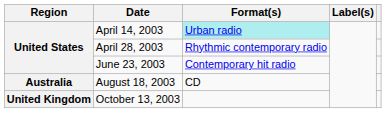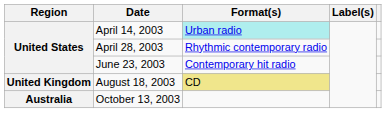(49, 82) Australia -> (49, 82) United Kingdom
(193, 82) no background -> (193, 82) khaki background
(49, 99) United Kingdom -> (49, 99) Australia
